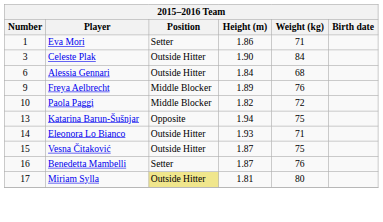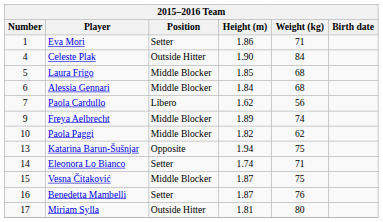(25, 57) 3 -> (25, 57) 4
+ row: (71, 73)
(178, 73) Outside Hitter -> (181, 88) Middle Blocker
+ row: (77, 103)
(300, 88) 76 -> (300, 118) 74
(300, 103) 72 -> (300, 133) 62
(178, 133) Outside Hitter -> (162, 164) Setter
(245, 133) 1.93 -> (245, 164) 1.74
(178, 149) Outside Hitter -> (181, 179) Middle Blocker
(178, 179) khaki background -> (178, 210) no background
